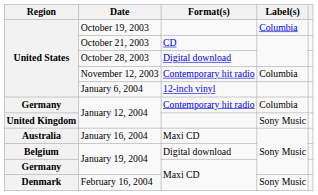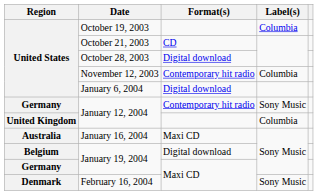(189, 89) 12-inch vinyl -> (197, 89) Digital download
(278, 105) Columbia -> (283, 105) Sony Music
(283, 120) Sony Music -> (278, 120) Columbia
